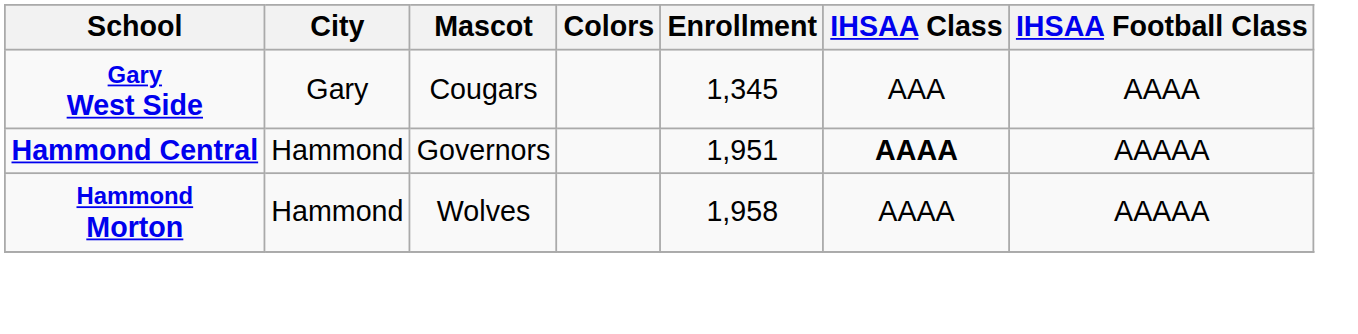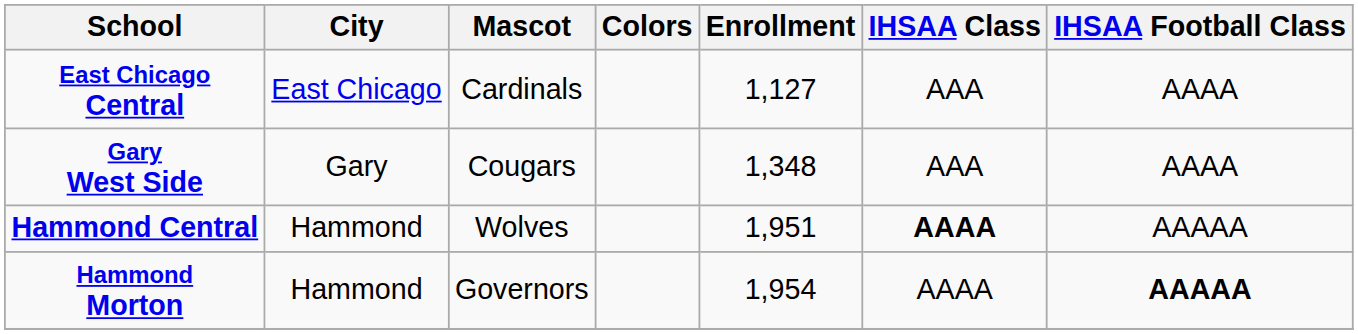+ row: (135, 90)
(742, 88) 1,345 -> (781, 166) 1,348
(484, 150) Governors -> (522, 227) Wolves
(484, 211) Wolves -> (522, 289) Governors
(742, 211) 1,958 -> (781, 289) 1,954
(1162, 211) normal -> (1200, 289) bold
